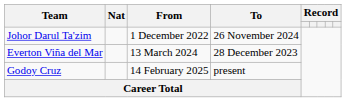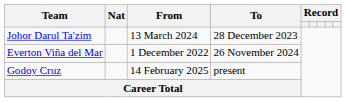(169, 35) 1 December 2022 -> (164, 35) 13 March 2024
(256, 35) 26 November 2024 -> (256, 35) 28 December 2023
(164, 53) 13 March 2024 -> (169, 53) 1 December 2022
(256, 53) 28 December 2023 -> (256, 53) 26 November 2024
